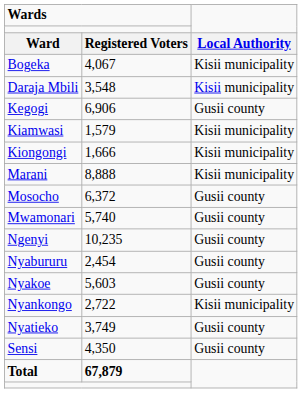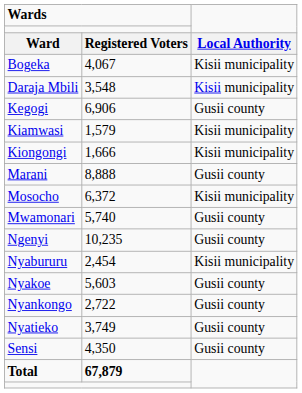(244, 174) Kisii municipality -> (230, 174) Gusii county
(230, 196) Gusii county -> (244, 196) Kisii municipality
(230, 261) Gusii county -> (244, 261) Kisii municipality
(244, 305) Kisii municipality -> (230, 305) Gusii county
